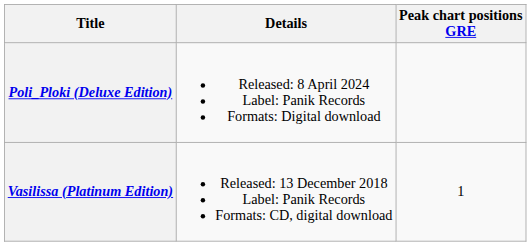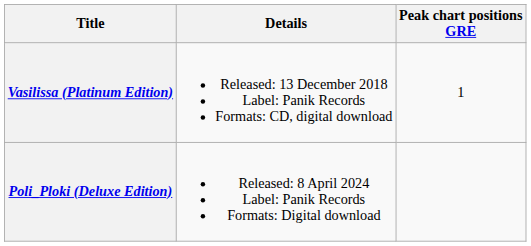rows swapped: (90, 191) <-> (90, 92)
